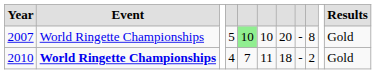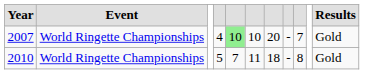(231, 37) 5 -> (219, 37) 4
(312, 37) 8 -> (300, 37) 7
(128, 58) bold -> (122, 58) normal
(231, 58) 4 -> (219, 58) 5
(312, 58) 2 -> (300, 58) 8
